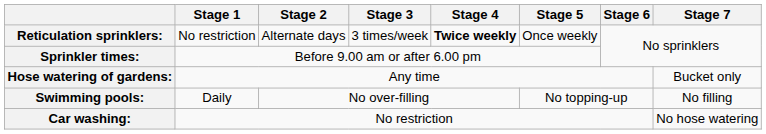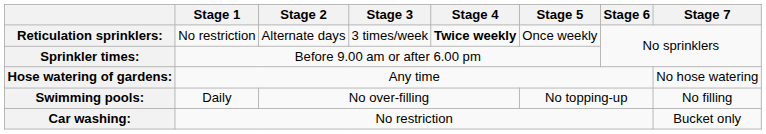(707, 77) Bucket only -> (707, 77) No hose watering
(707, 118) No hose watering -> (707, 118) Bucket only
